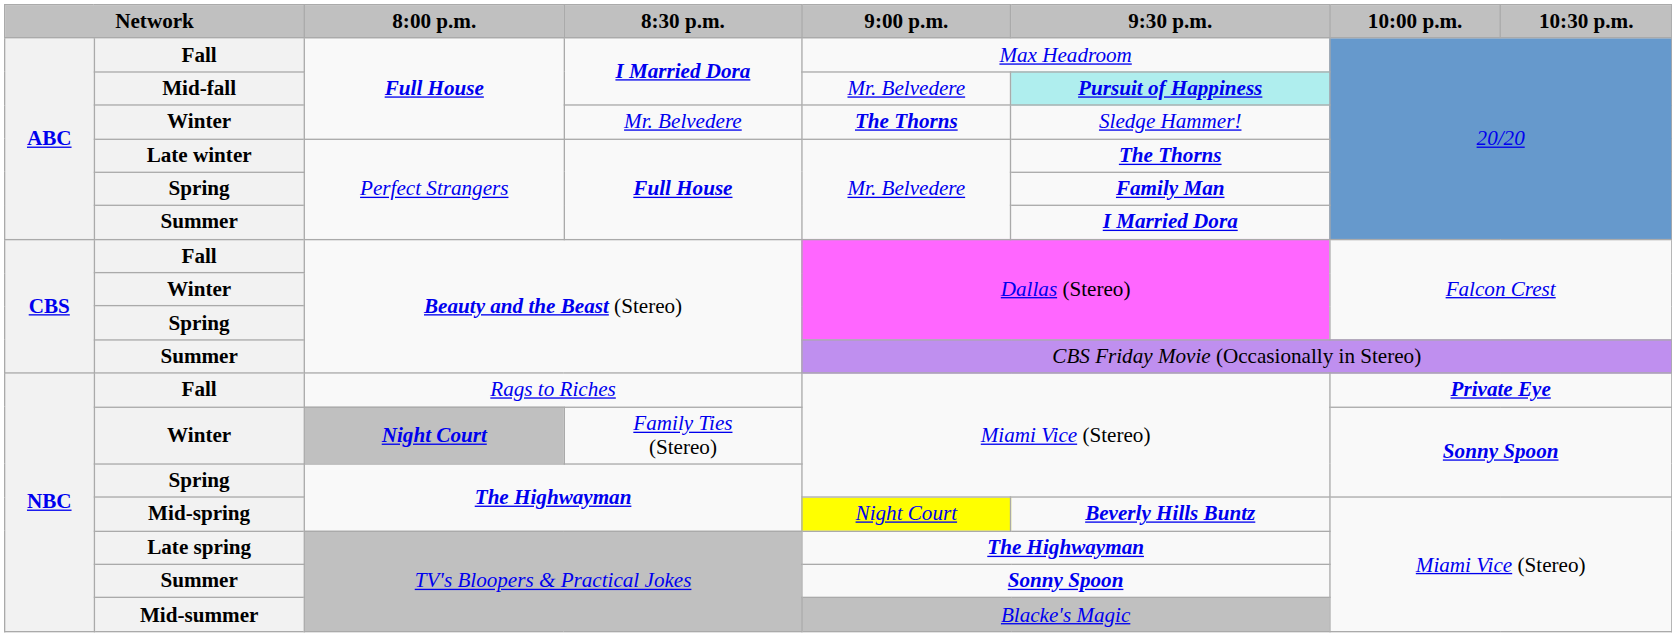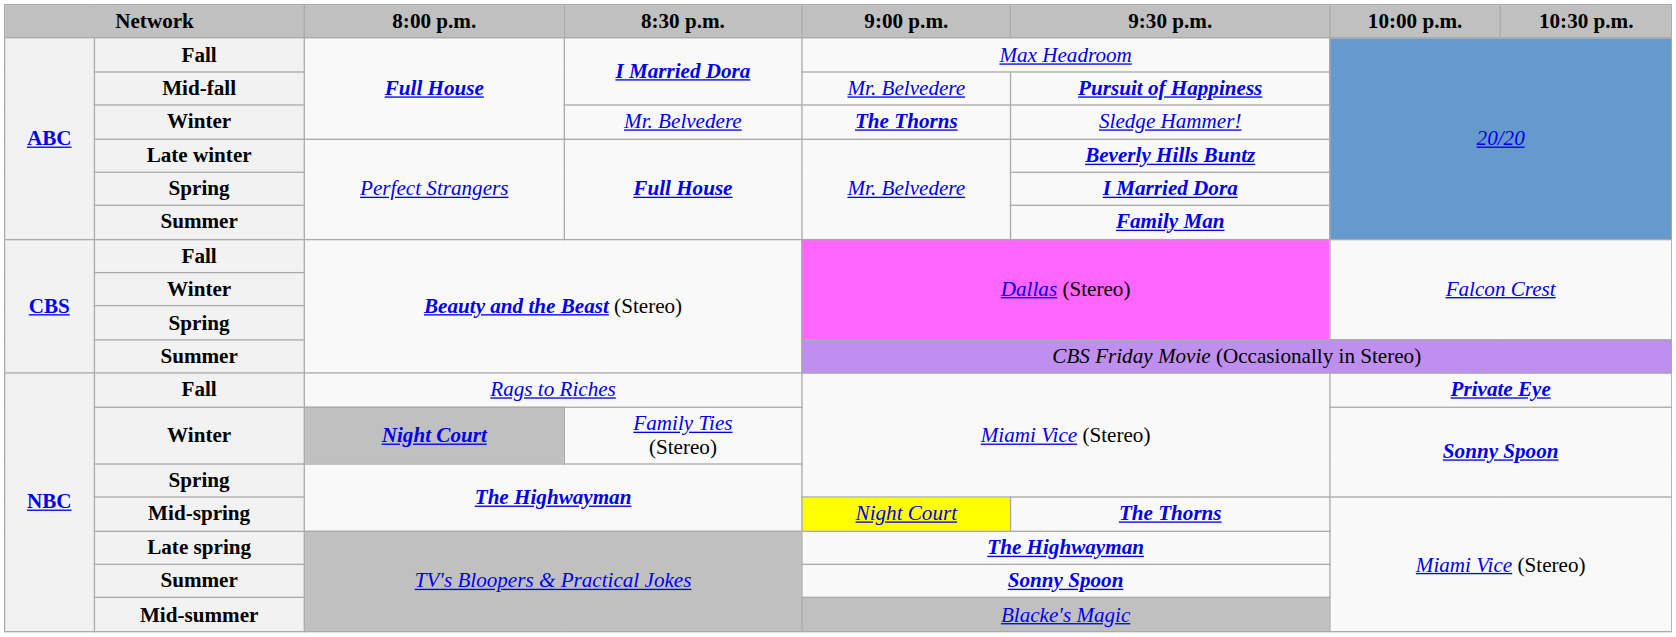(1170, 88) paleturquoise background -> (1170, 88) no background
(1170, 155) The Thorns -> (1170, 155) Beverly Hills Buntz
(1170, 188) Family Man -> (1170, 188) I Married Dora
(1170, 222) I Married Dora -> (1170, 222) Family Man
(1170, 513) Beverly Hills Buntz -> (1170, 513) The Thorns
